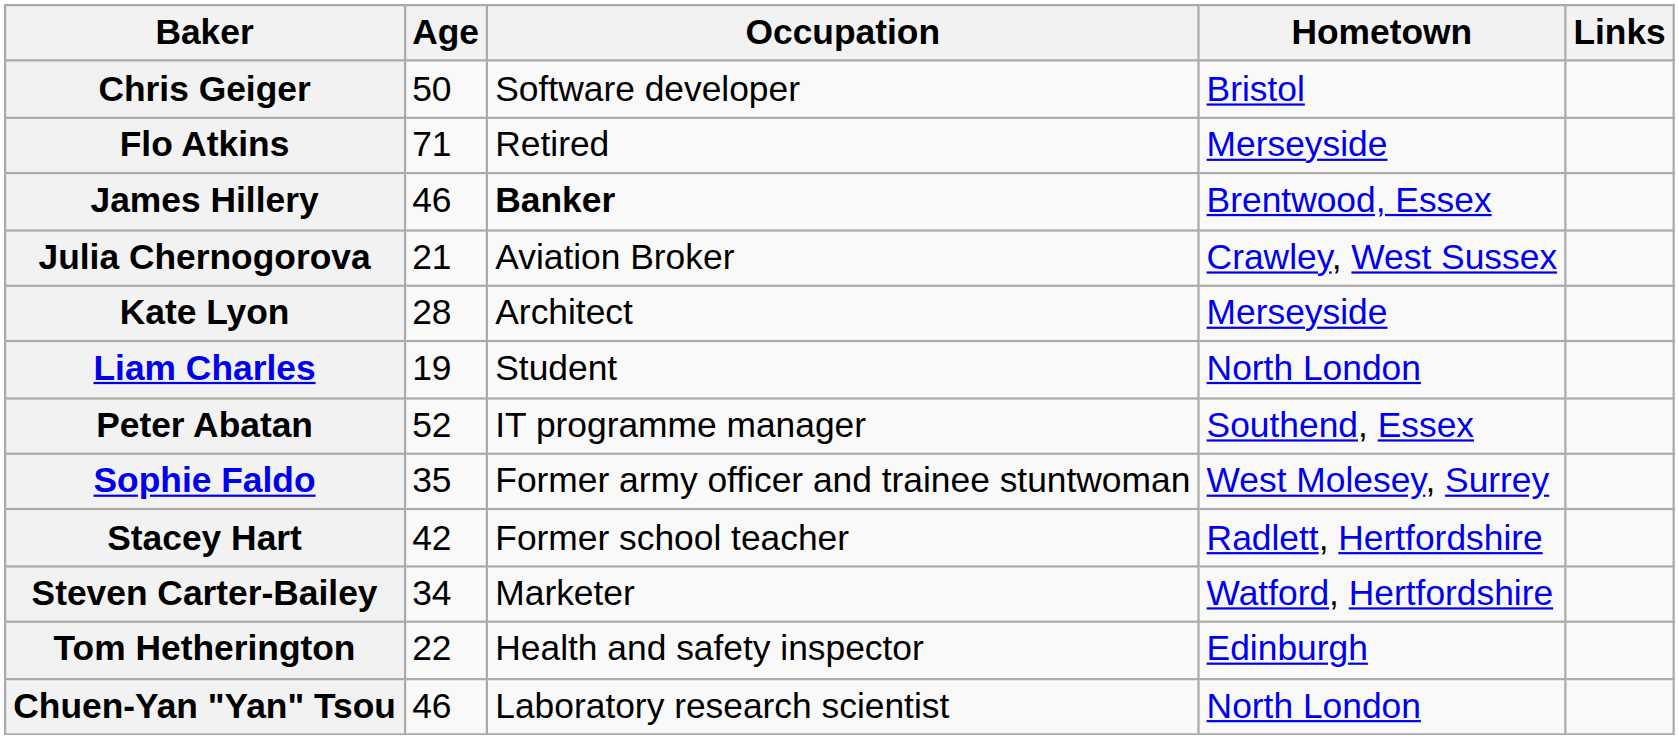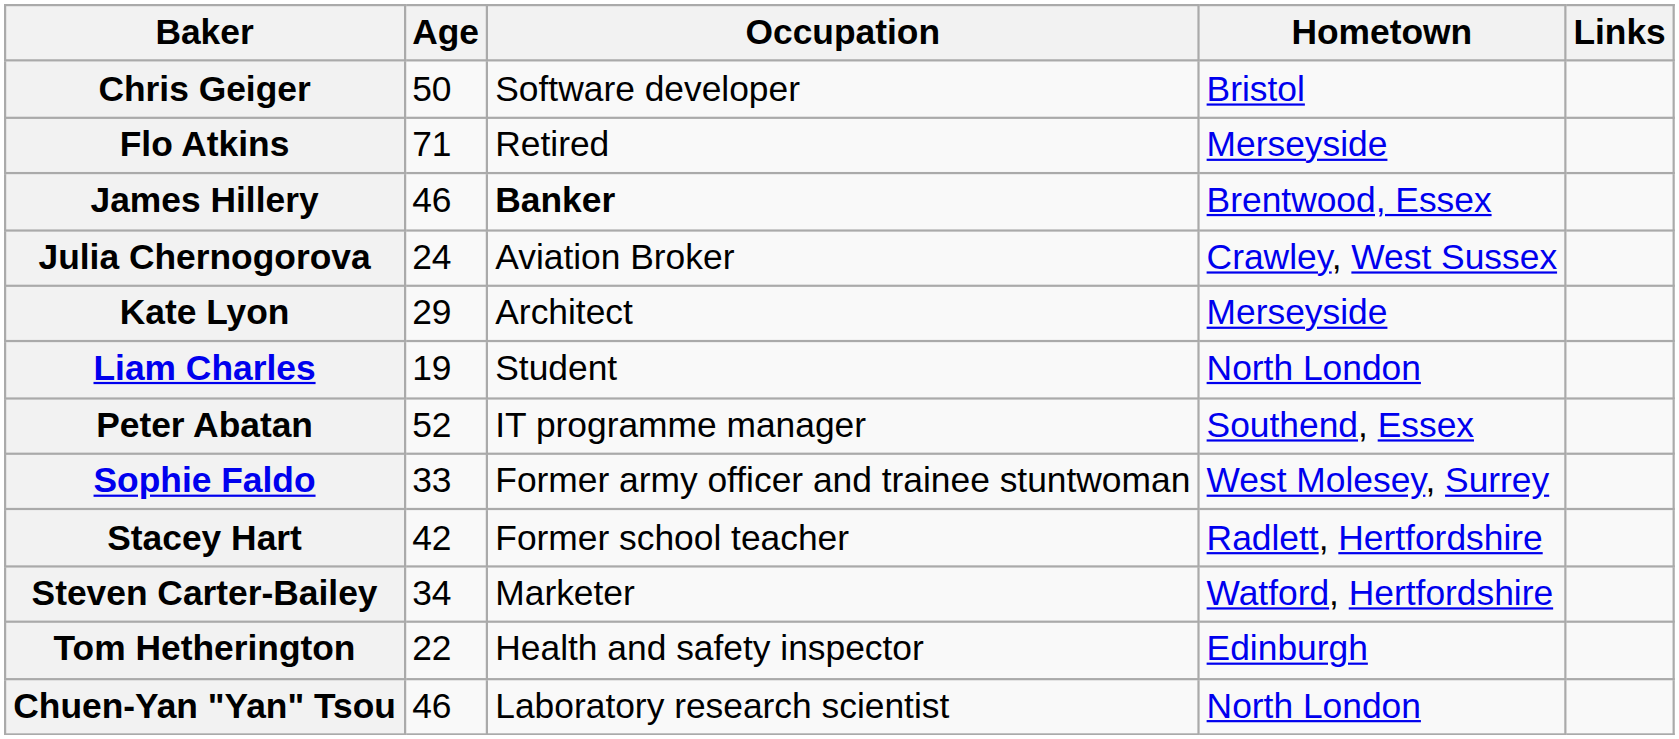(432, 256) 21 -> (432, 256) 24
(432, 312) 28 -> (432, 312) 29
(432, 481) 35 -> (432, 481) 33
